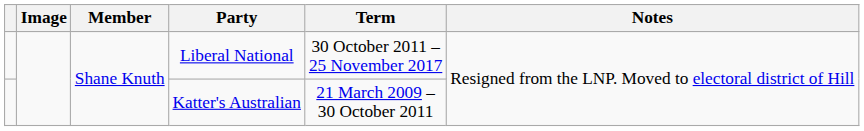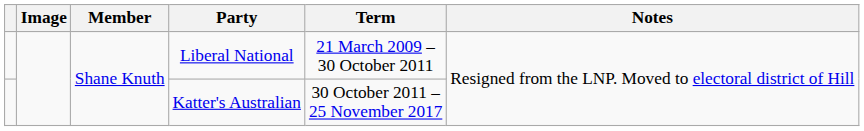(376, 55) 30 October 2011 – 25 November 2017 -> (376, 55) 21 March 2009 – 30 October 2011
(376, 102) 21 March 2009 – 30 October 2011 -> (376, 102) 30 October 2011 – 25 November 2017
